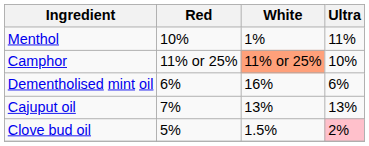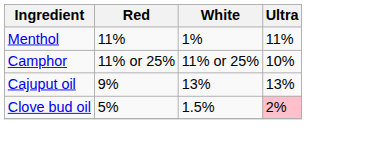(175, 38) 10% -> (112, 38) 11%
(283, 61) lightsalmon background -> (220, 61) no background
- row: (81, 84)
(171, 107) 7% -> (108, 84) 9%
